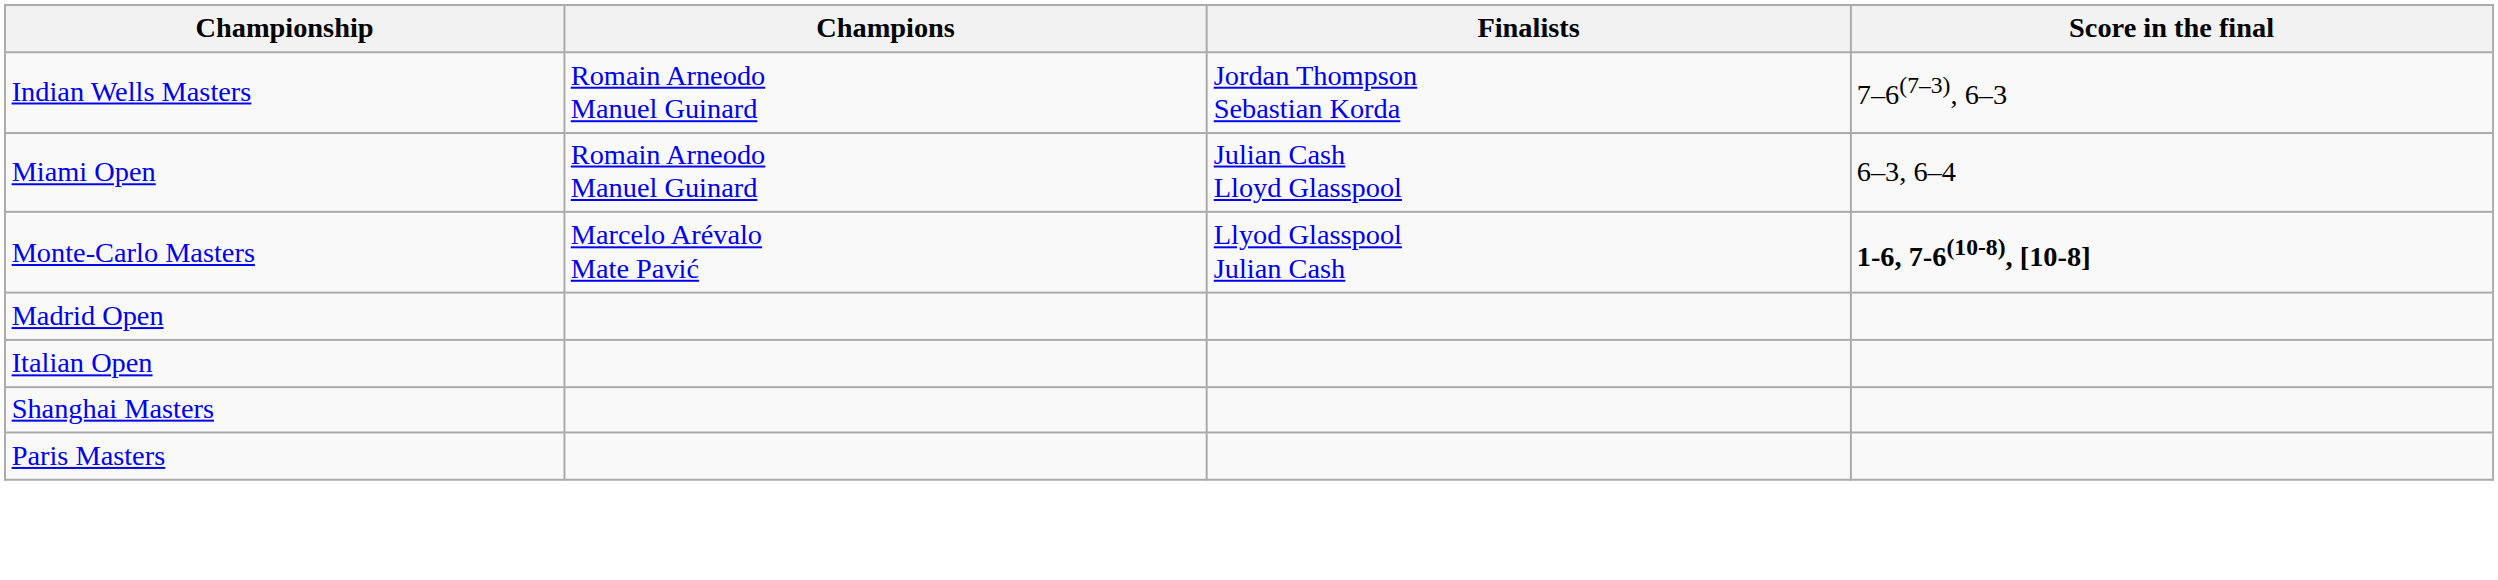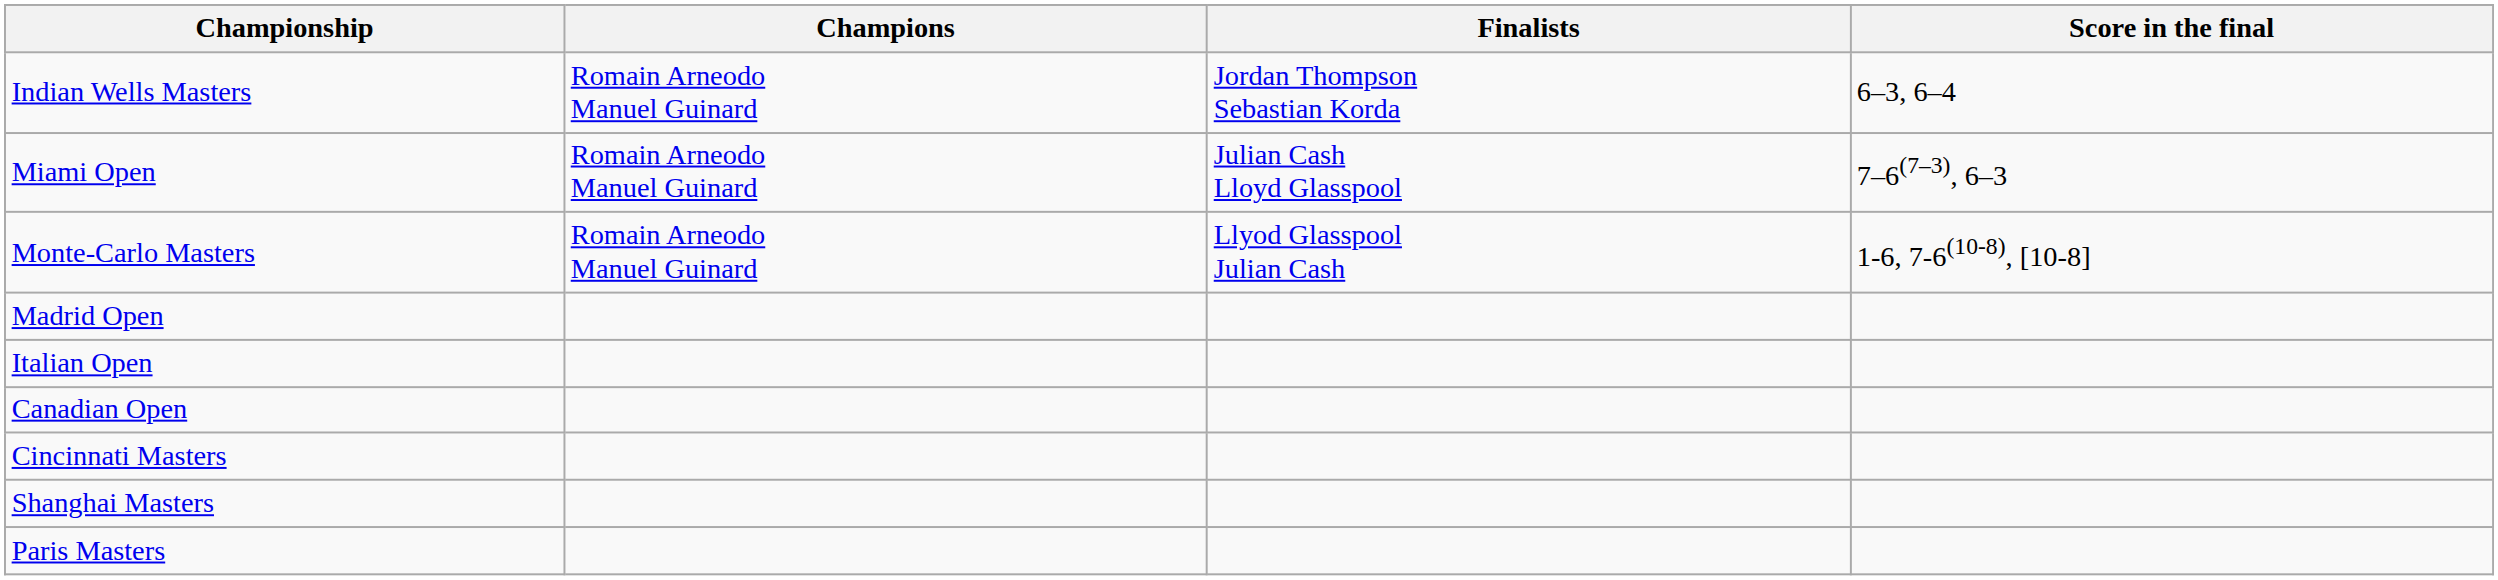(1932, 91) 7–6(7–3), 6–3 -> (1906, 91) 6–3, 6–4
(1906, 172) 6–3, 6–4 -> (1932, 172) 7–6(7–3), 6–3
(666, 252) Marcelo Arévalo Mate Pavić -> (668, 252) Romain Arneodo Manuel Guinard
(1974, 252) bold -> (1974, 252) normal
+ row: (99, 409)
+ row: (119, 456)
